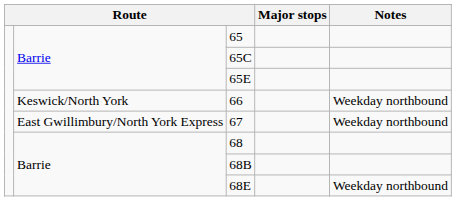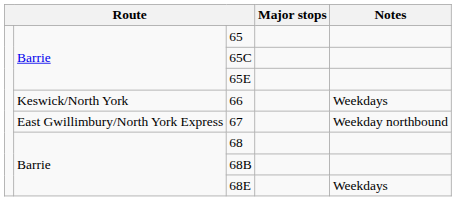(390, 100) Weekday northbound -> (360, 100) Weekdays
(390, 185) Weekday northbound -> (360, 185) Weekdays
